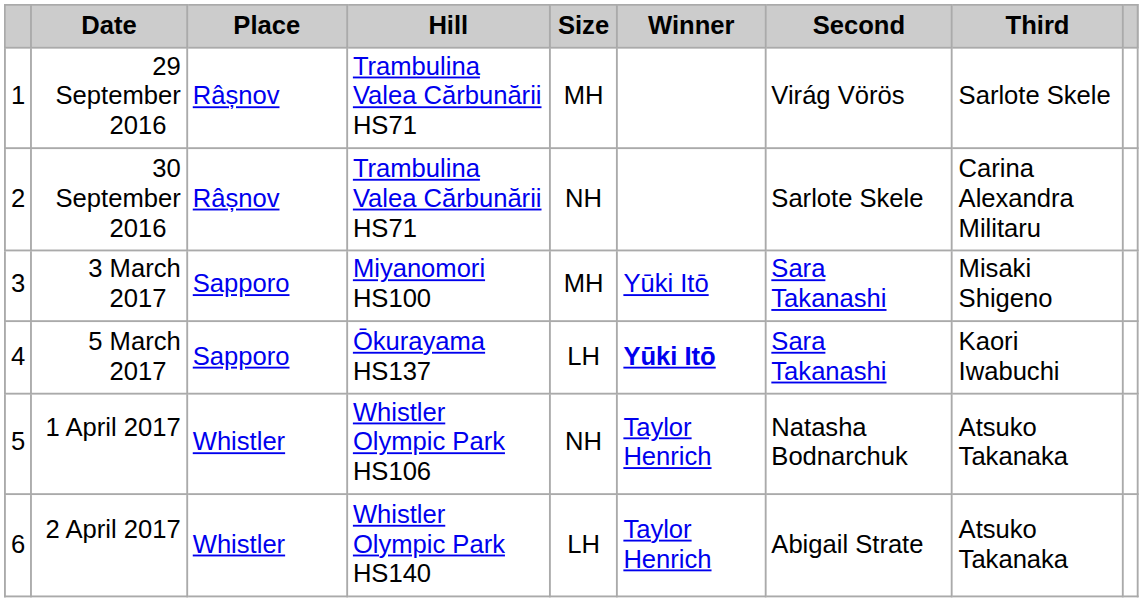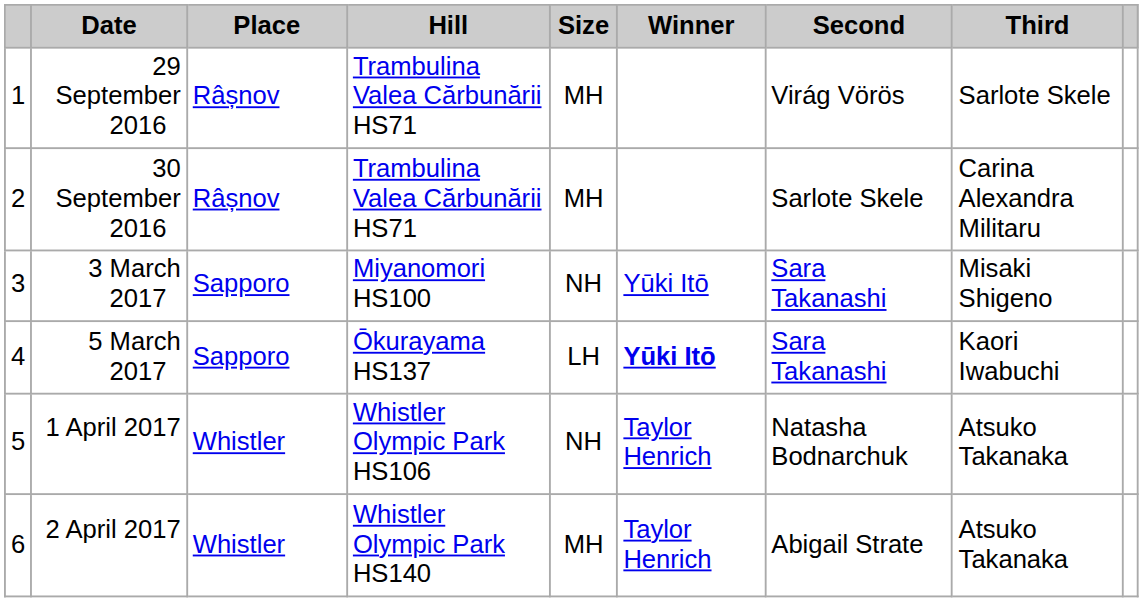(584, 198) NH -> (584, 198) MH
(584, 284) MH -> (584, 284) NH
(584, 544) LH -> (584, 544) MH
